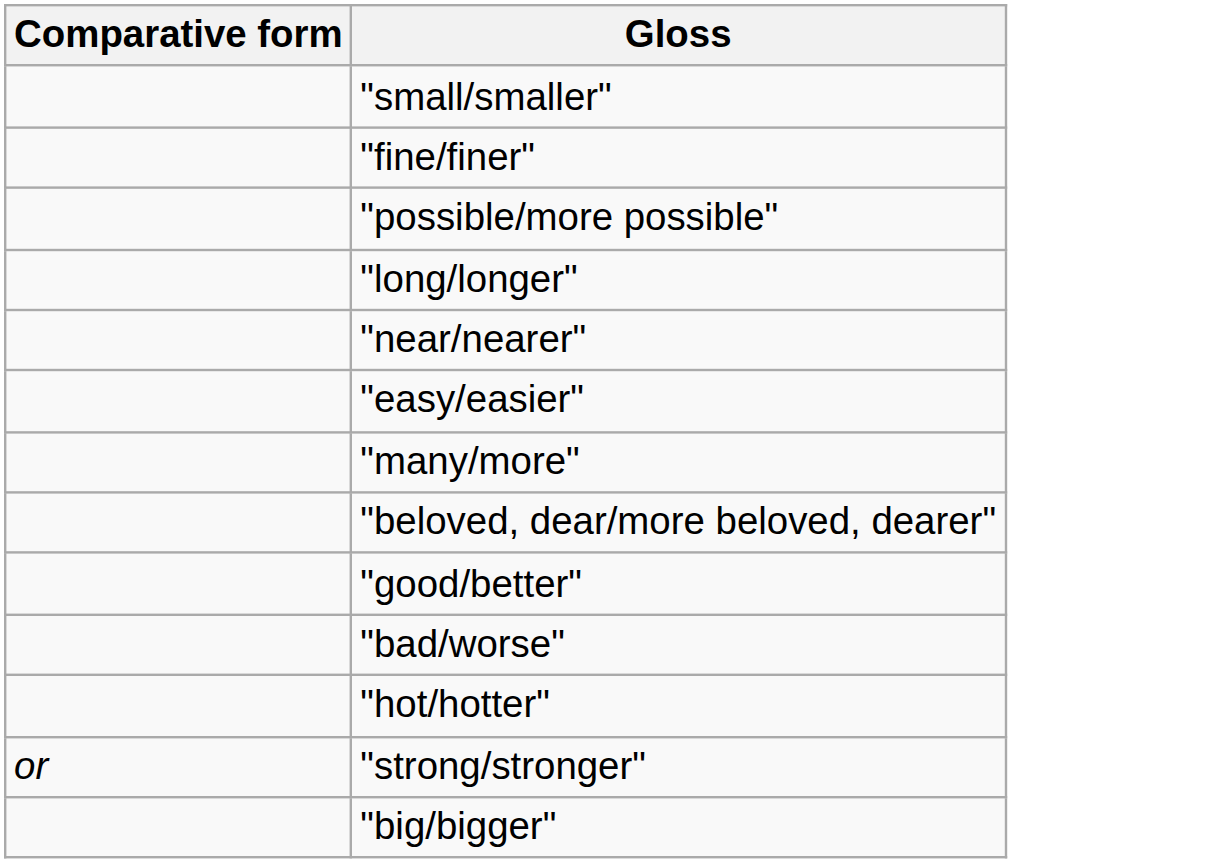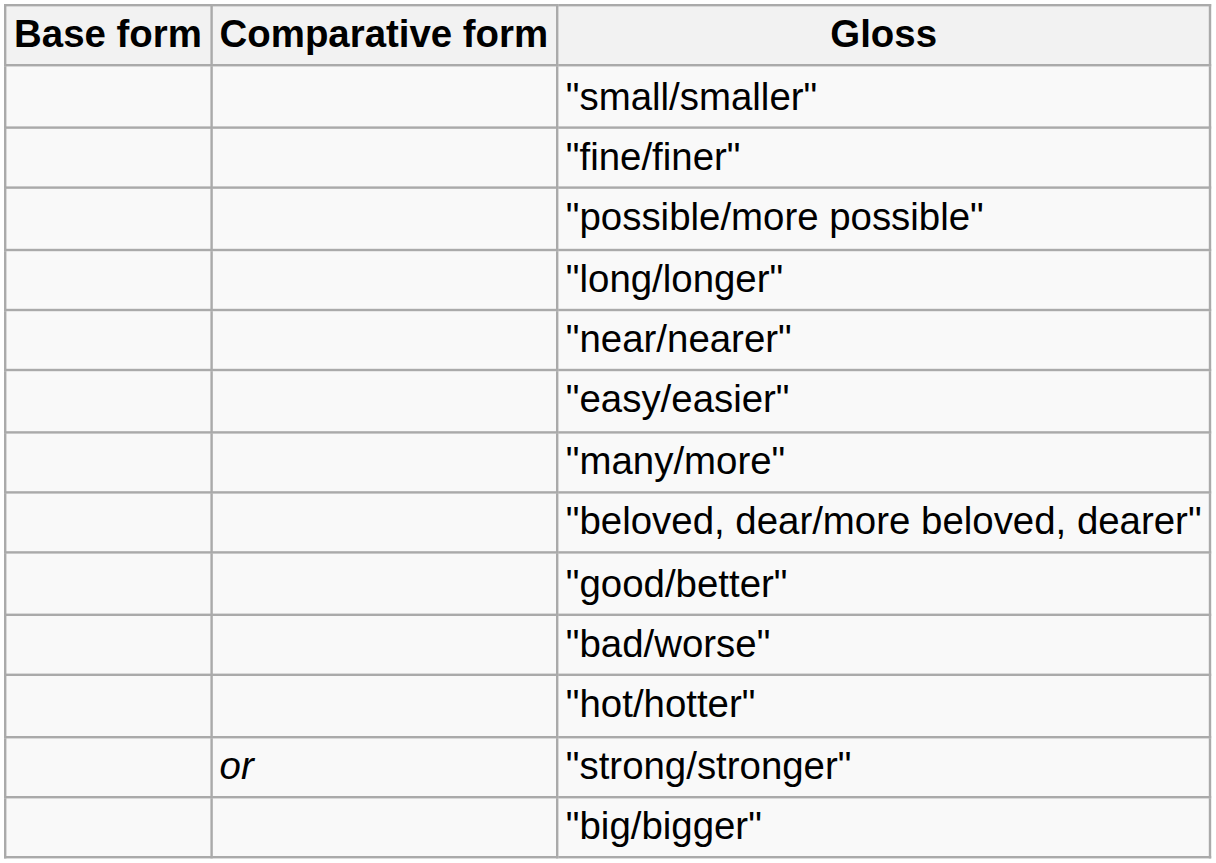+ column: (108, 34)
